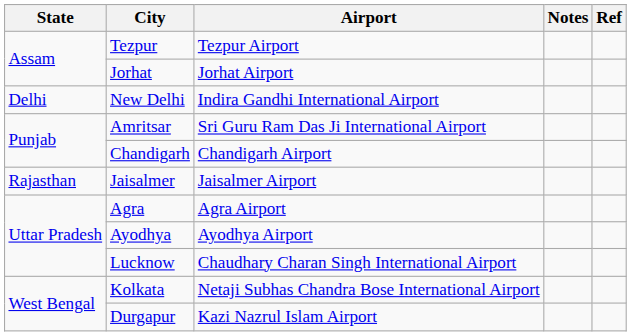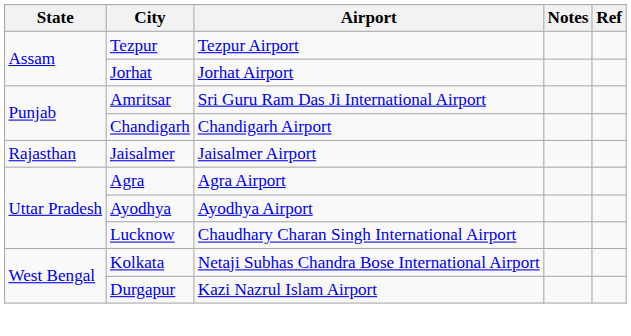- row: (147, 99)
